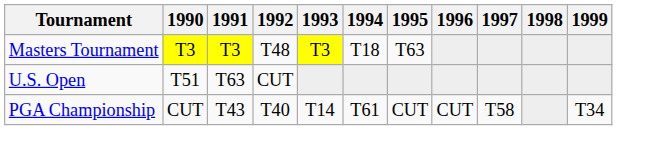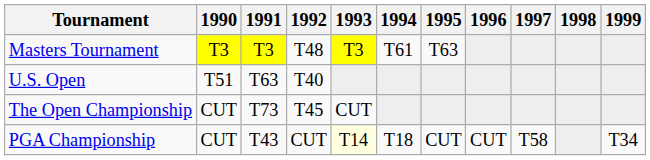(365, 49) T18 -> (398, 49) T61
(275, 79) CUT -> (309, 79) T40
+ row: (100, 109)
(275, 109) T40 -> (309, 140) CUT
(320, 109) no background -> (354, 140) lightyellow background
(365, 109) T61 -> (398, 140) T18
